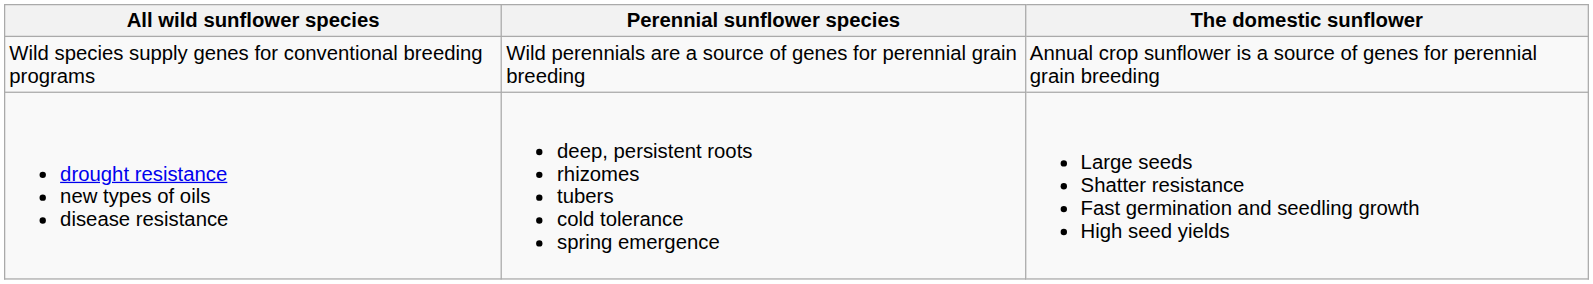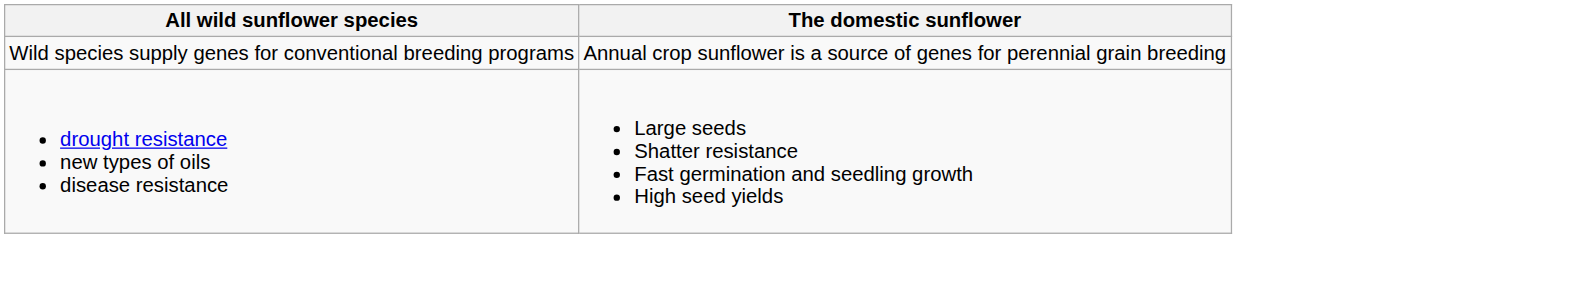- column: (763, 20)
